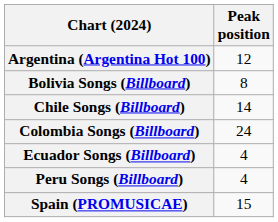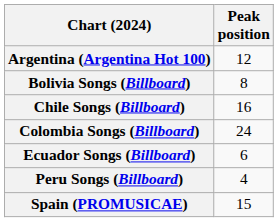(244, 107) 14 -> (244, 107) 16
(244, 155) 4 -> (244, 155) 6
